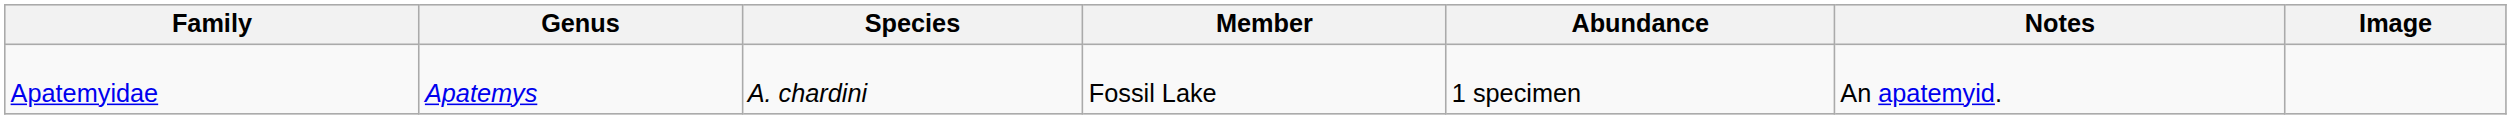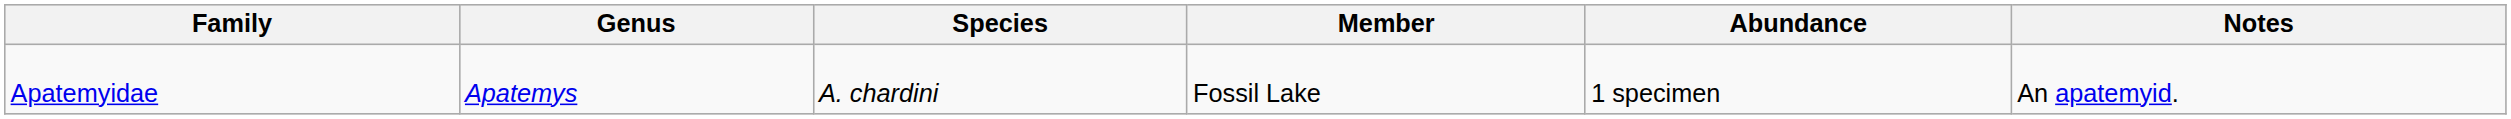- column: (2396, 24)
